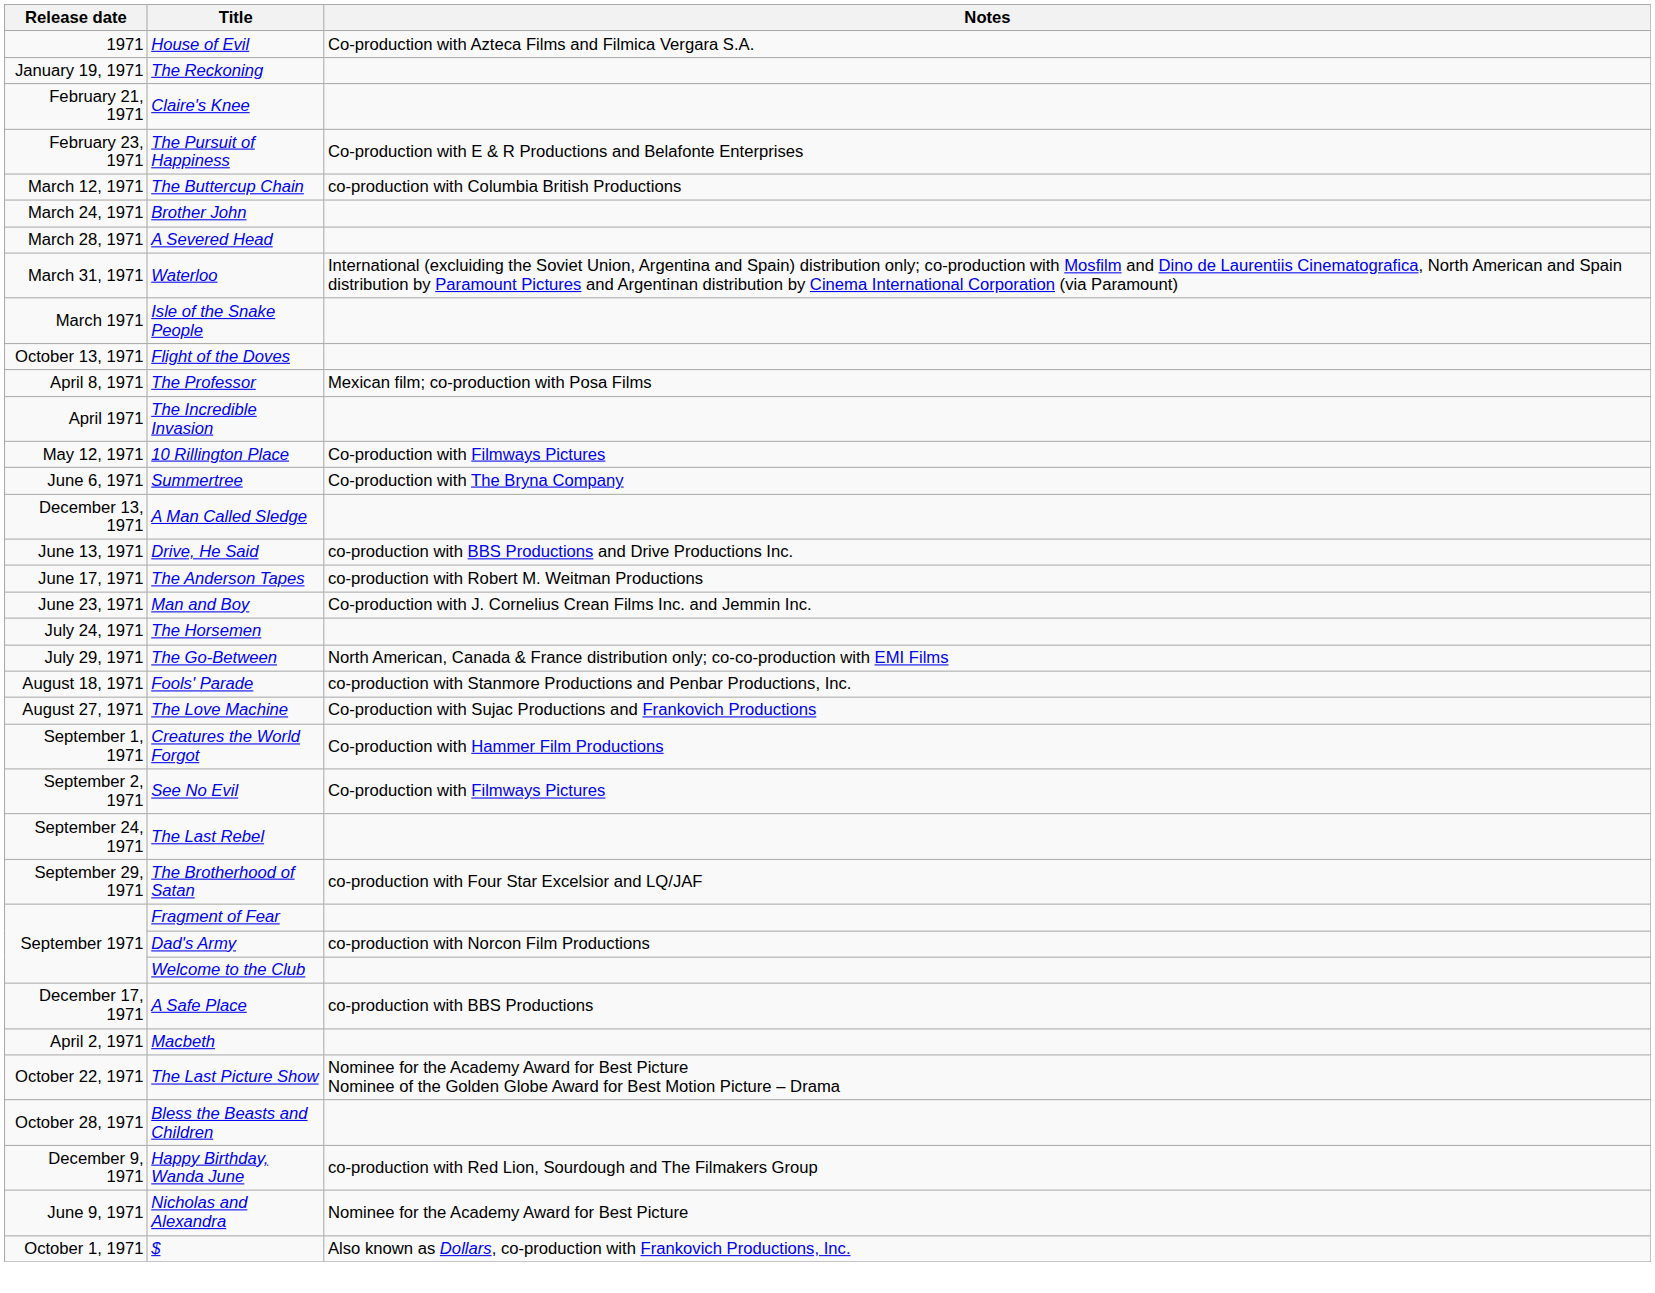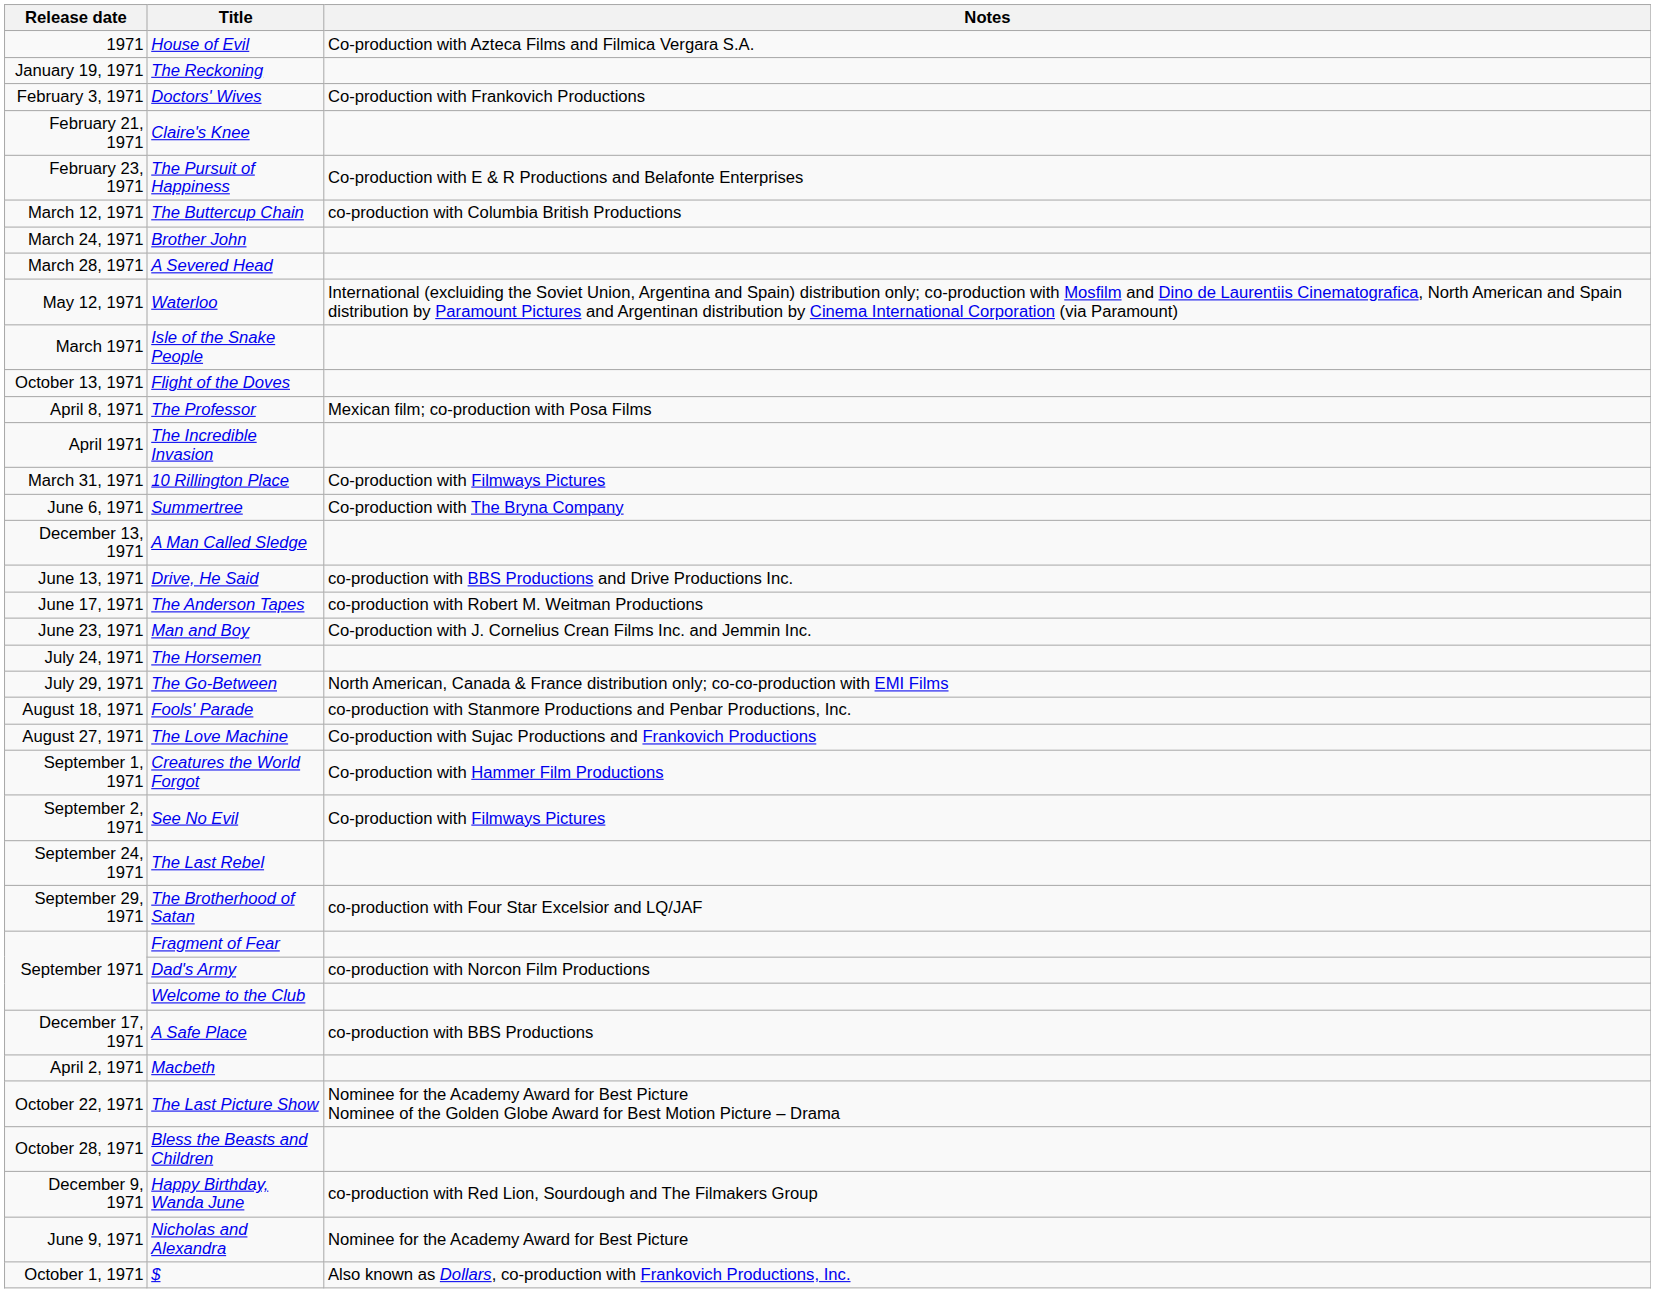+ row: (206, 96)
(86, 275) March 31, 1971 -> (93, 302) May 12, 1971
(93, 454) May 12, 1971 -> (86, 480) March 31, 1971
